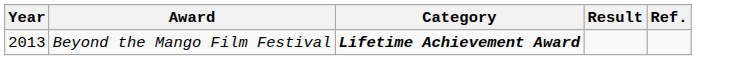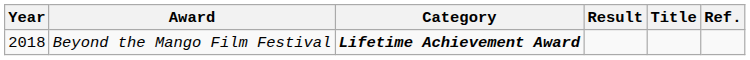+ column: (674, 17)
(27, 42) 2013 -> (27, 42) 2018
